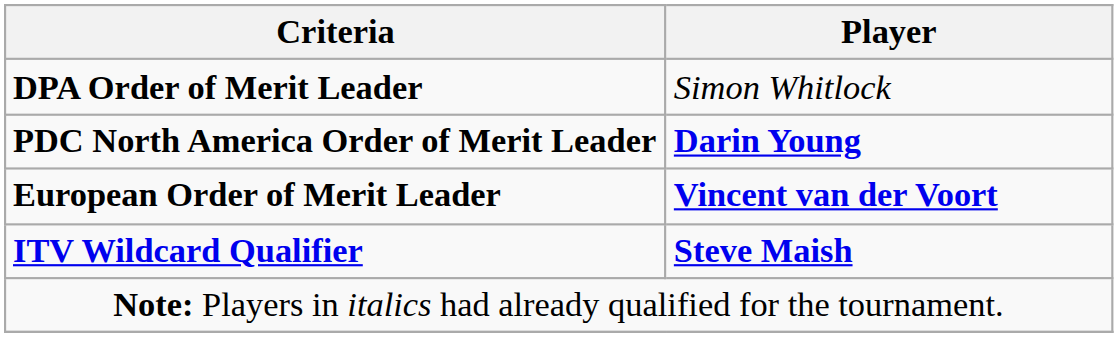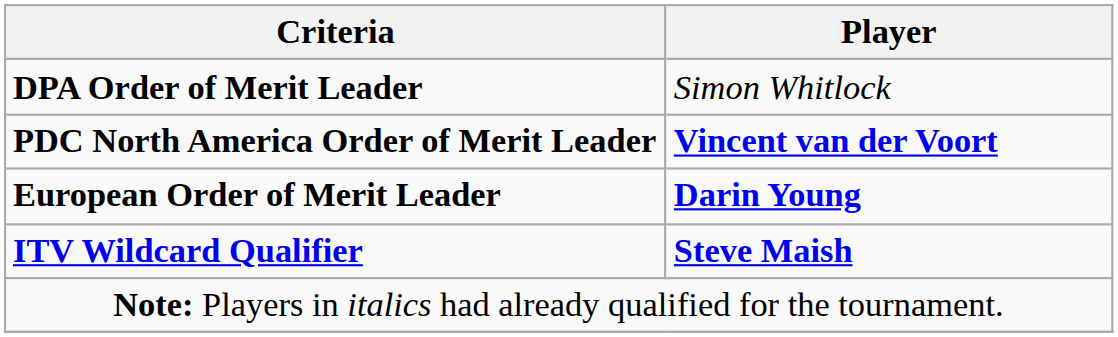(767, 140) Darin Young -> (836, 140) Vincent van der Voort
(836, 195) Vincent van der Voort -> (767, 195) Darin Young
